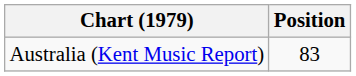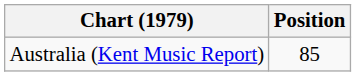(310, 53) 83 -> (310, 53) 85
